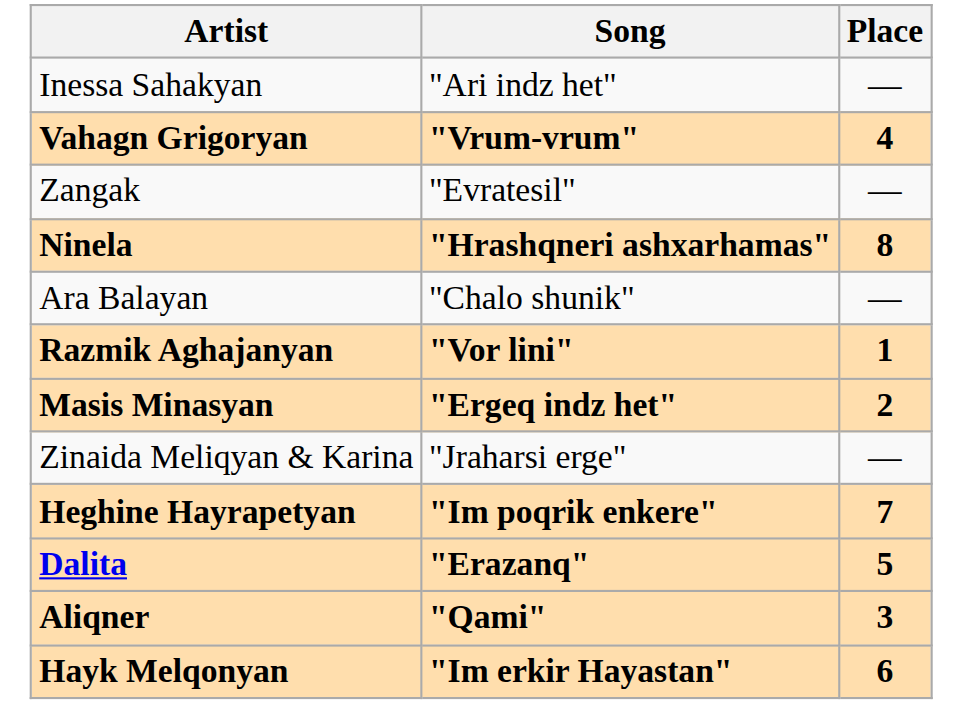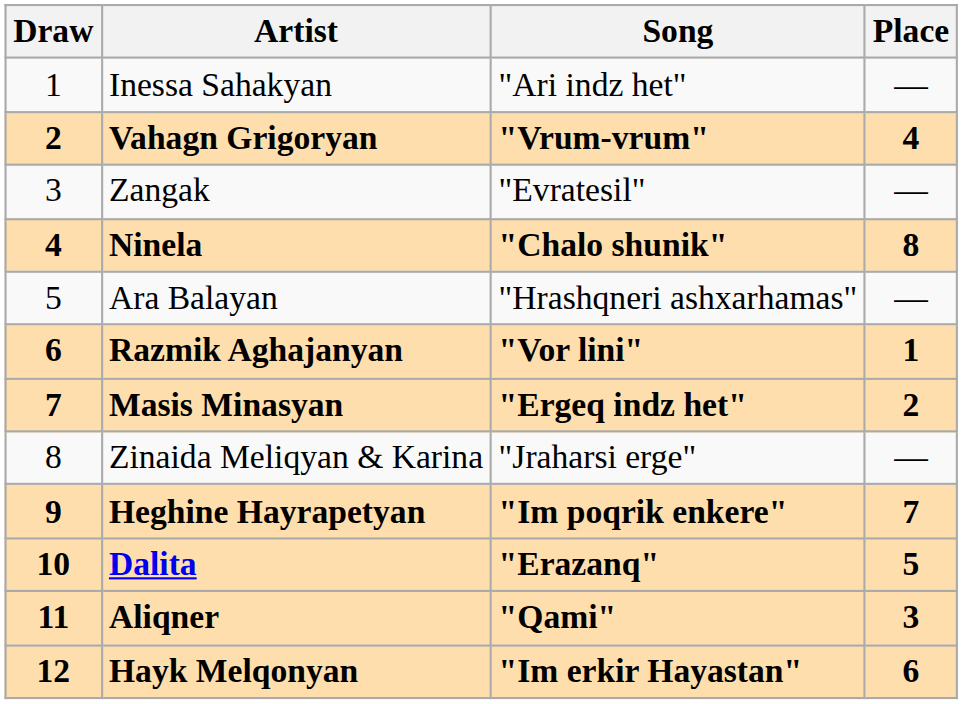+ column: (53, 31)
(630, 244) "Hrashqneri ashxarhamas" -> (613, 244) "Chalo shunik"
(532, 297) "Chalo shunik" -> (678, 297) "Hrashqneri ashxarhamas"
